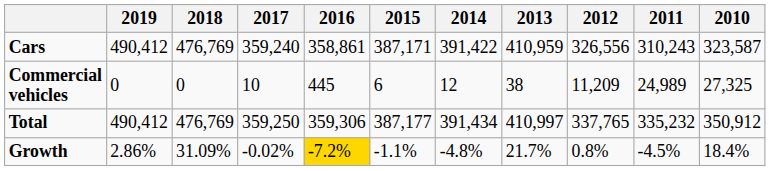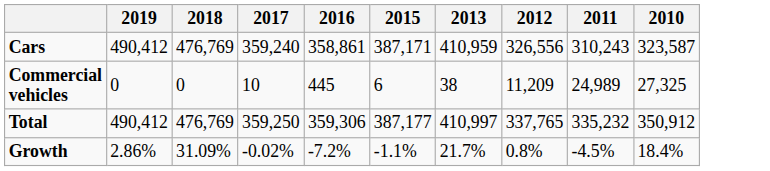- column: (469, 18)
(329, 151) gold background -> (329, 151) no background
